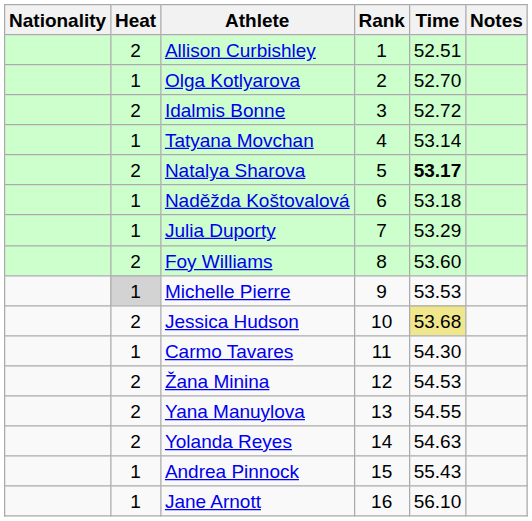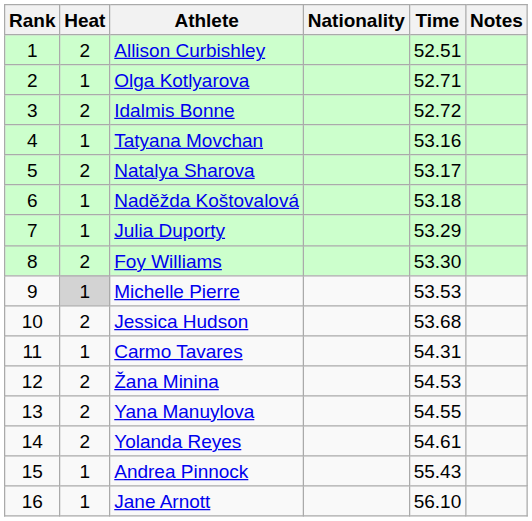columns swapped: (382, 20) <-> (58, 20)
(437, 80) 52.70 -> (437, 80) 52.71
(437, 140) 53.14 -> (437, 140) 53.16
(437, 170) bold -> (437, 170) normal
(437, 260) 53.60 -> (437, 260) 53.30
(437, 321) khaki background -> (437, 321) no background
(437, 351) 54.30 -> (437, 351) 54.31
(437, 441) 54.63 -> (437, 441) 54.61
